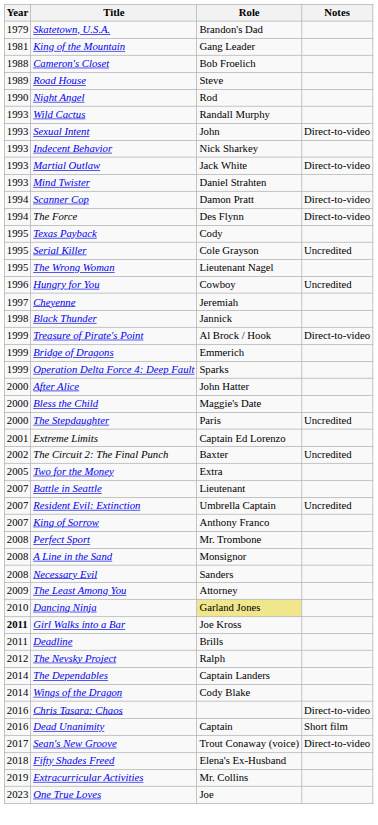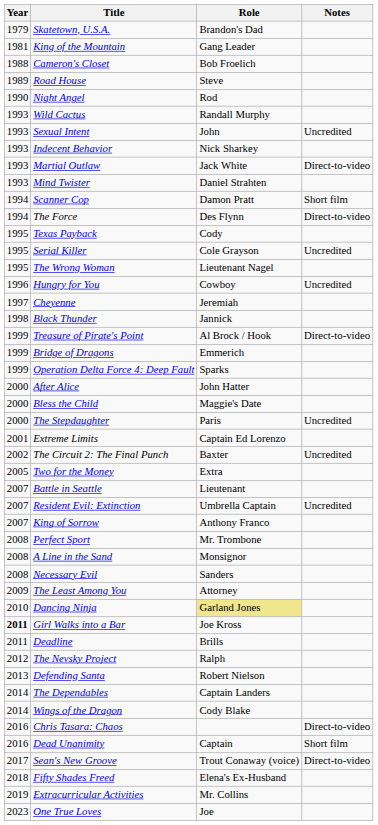(337, 132) Direct-to-video -> (328, 132) Uncredited
(337, 200) Direct-to-video -> (326, 200) Short film
+ row: (69, 676)
